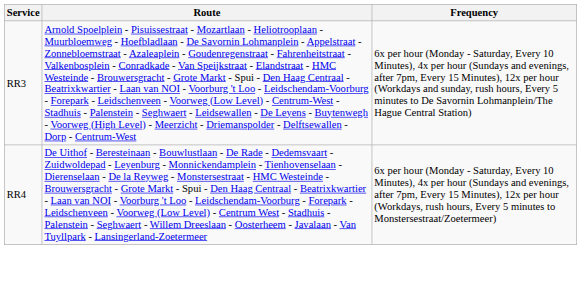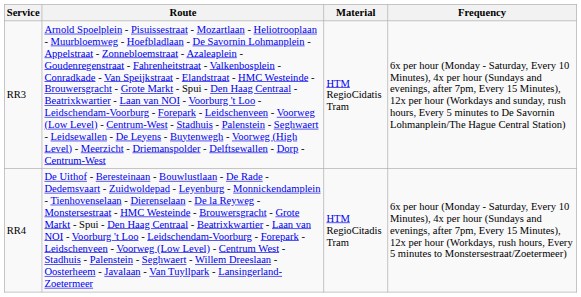+ column: (356, 12)
